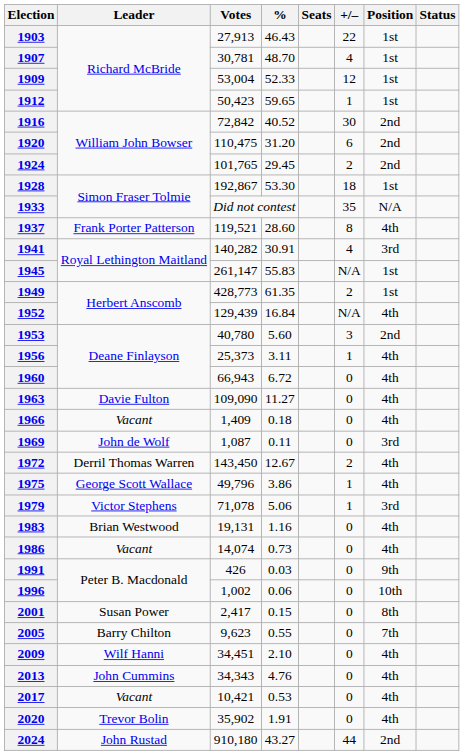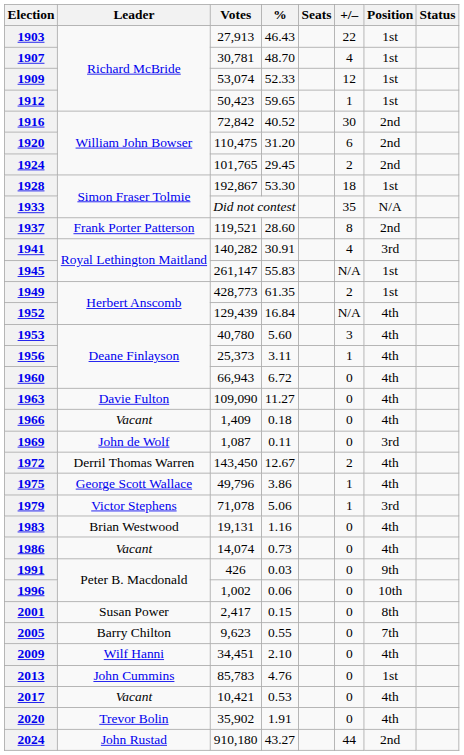(236, 79) 53,004 -> (236, 79) 53,074
(390, 228) 4th -> (390, 228) 2nd
(390, 334) 2nd -> (390, 334) 4th
(236, 675) 34,343 -> (236, 675) 85,783
(390, 675) 4th -> (390, 675) 1st
